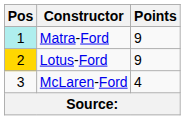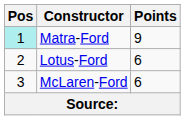(21, 60) gold background -> (21, 60) no background
(138, 60) 9 -> (138, 60) 6
(138, 82) 4 -> (138, 82) 6
